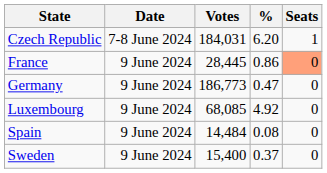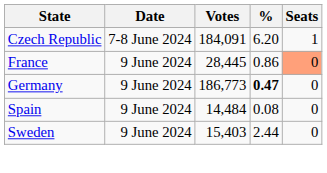(222, 39) 184,031 -> (222, 39) 184,091
(266, 86) normal -> (266, 86) bold
- row: (46, 109)
(226, 156) 15,400 -> (226, 132) 15,403
(266, 156) 0.37 -> (266, 132) 2.44
